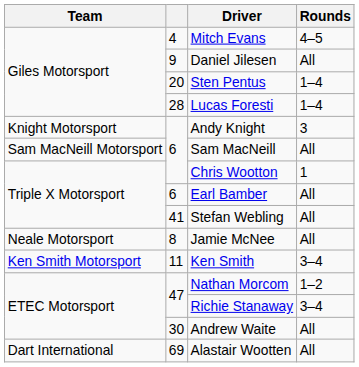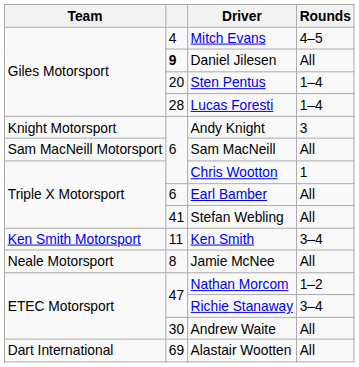(173, 60) normal -> (173, 60) bold
rows swapped: (233, 239) <-> (222, 261)
